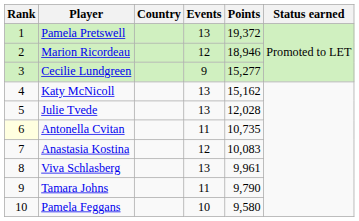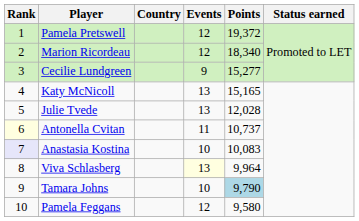(204, 33) 13 -> (204, 33) 12
(244, 52) 18,946 -> (244, 52) 18,340
(244, 91) 15,162 -> (244, 91) 15,165
(244, 129) 10,735 -> (244, 129) 10,737
(21, 149) no background -> (21, 149) lavender background
(204, 149) 12 -> (204, 149) 10
(204, 168) no background -> (204, 168) lightyellow background
(247, 168) 9,961 -> (247, 168) 9,964
(204, 187) 11 -> (204, 187) 10
(247, 187) no background -> (247, 187) lightblue background
(204, 206) 10 -> (204, 206) 12
